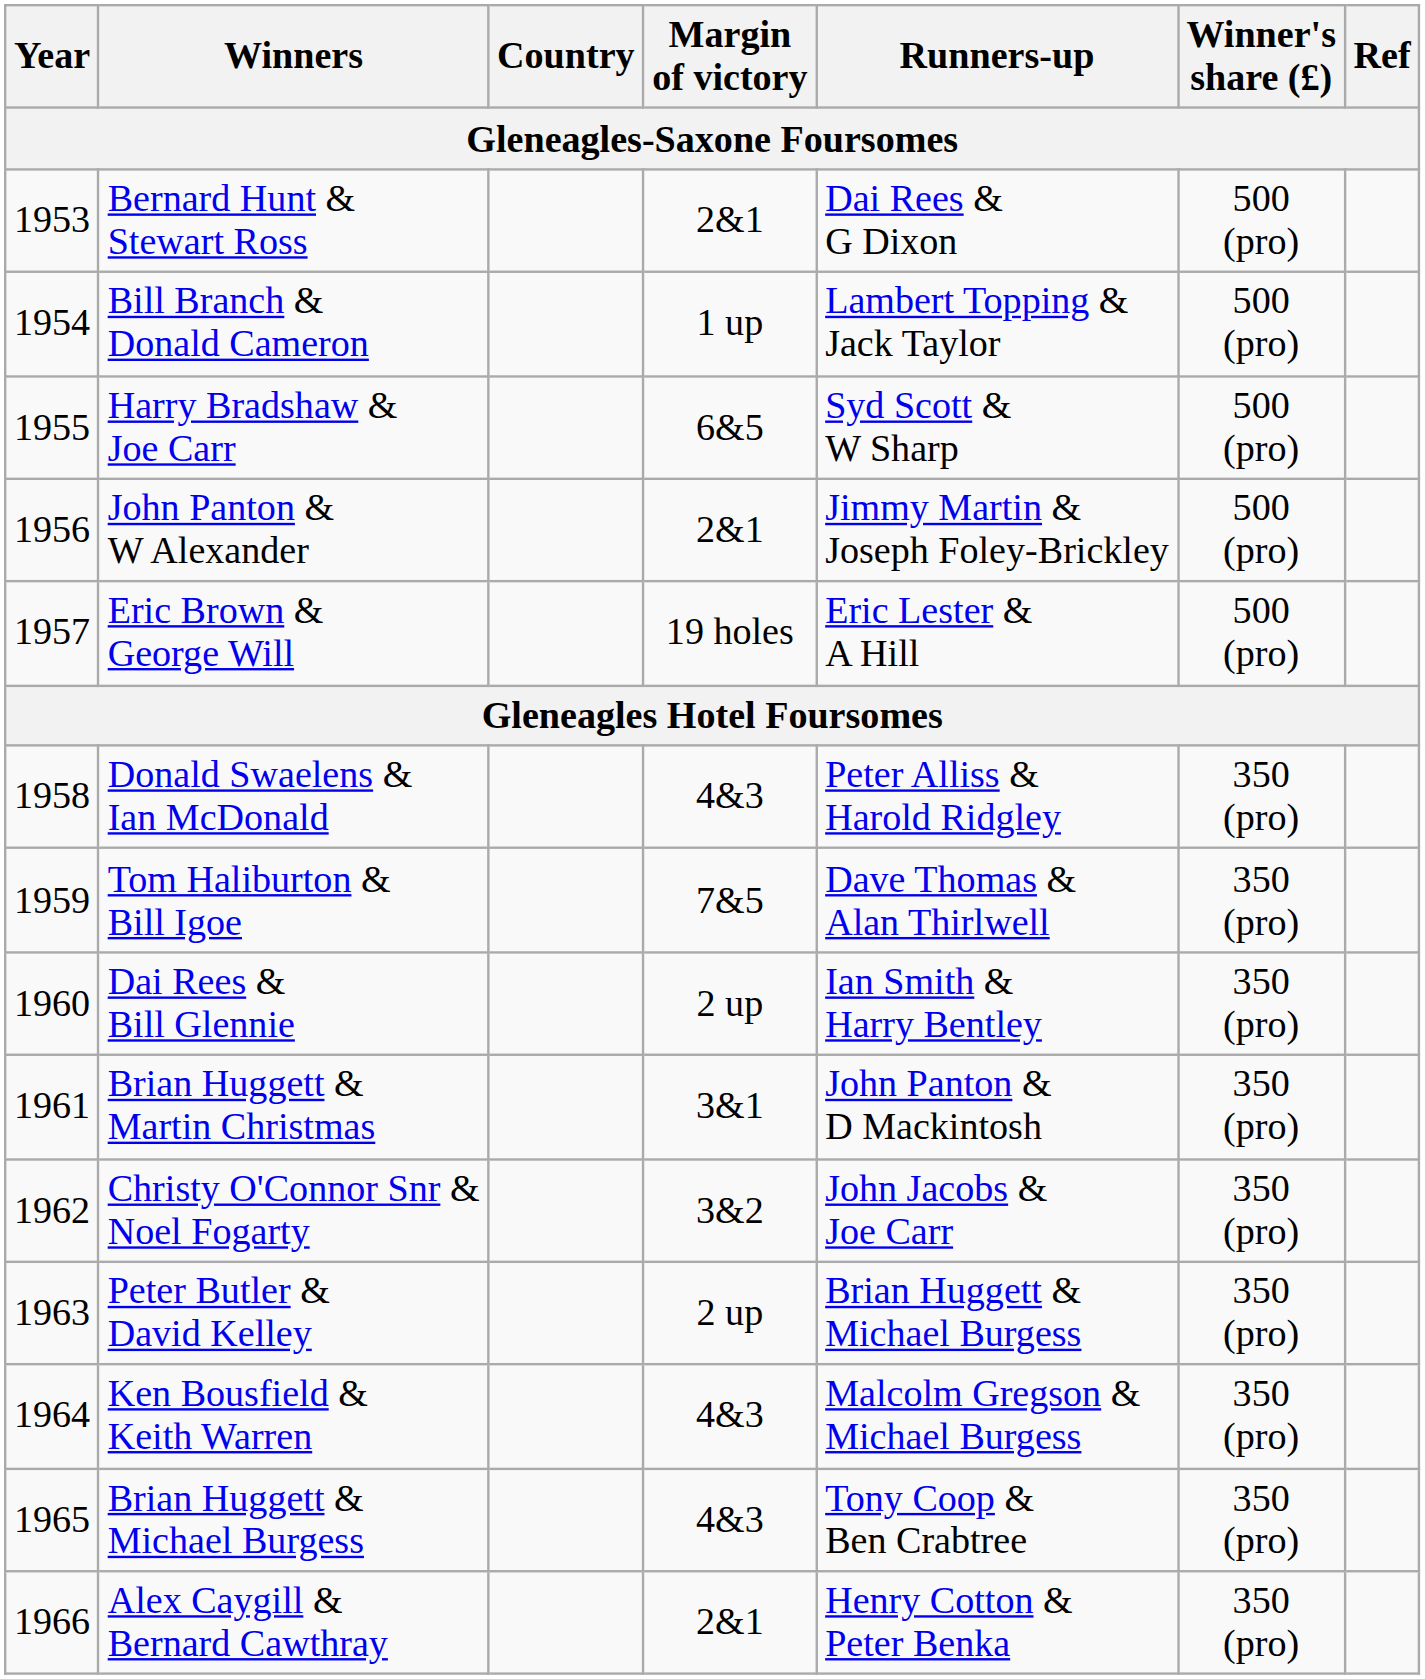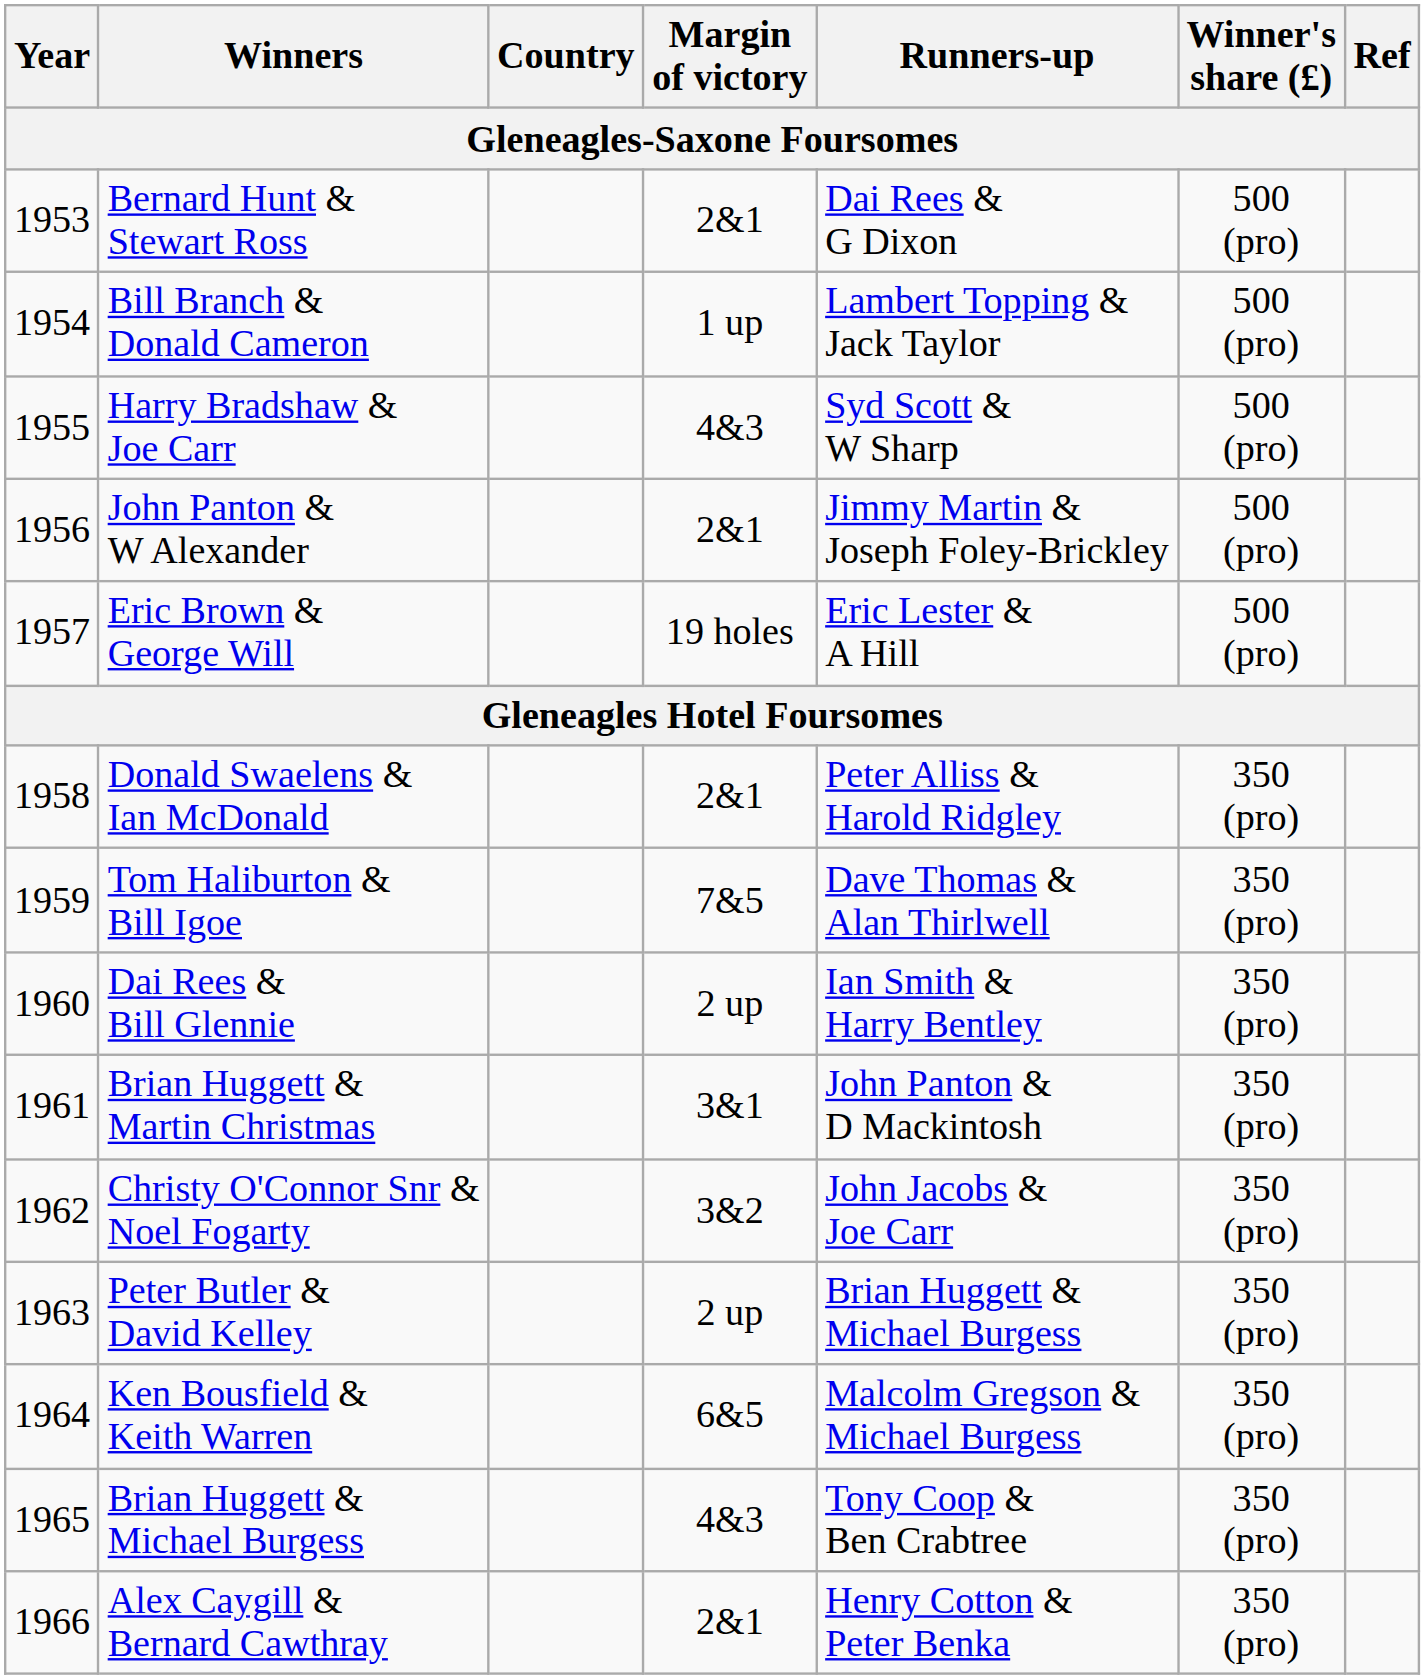(730, 426) 6&5 -> (730, 426) 4&3
(730, 796) 4&3 -> (730, 796) 2&1
(730, 1415) 4&3 -> (730, 1415) 6&5
